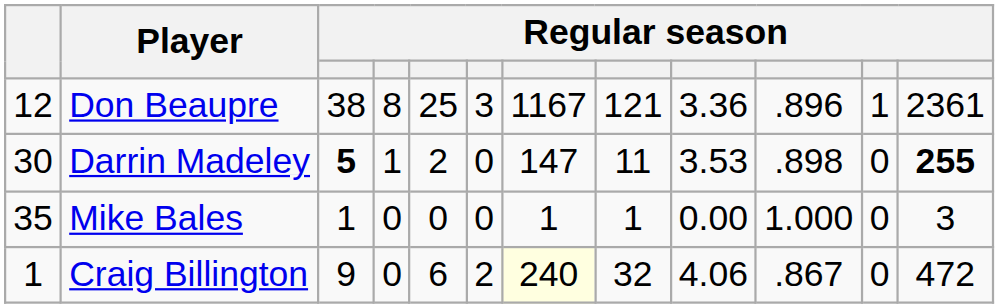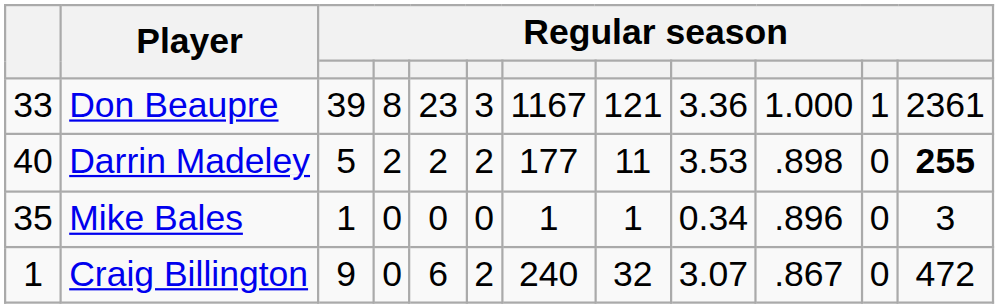(33, 105) 12 -> (33, 105) 33
(346, 105) 38 -> (346, 105) 39
(438, 105) 25 -> (438, 105) 23
(809, 105) .896 -> (809, 105) 1.000
(33, 161) 30 -> (33, 161) 40
(346, 161) bold -> (346, 161) normal
(392, 161) 1 -> (392, 161) 2
(484, 161) 0 -> (484, 161) 2
(549, 161) 147 -> (549, 161) 177
(713, 218) 0.00 -> (713, 218) 0.34
(809, 218) 1.000 -> (809, 218) .896
(549, 274) lightyellow background -> (549, 274) no background
(713, 274) 4.06 -> (713, 274) 3.07
